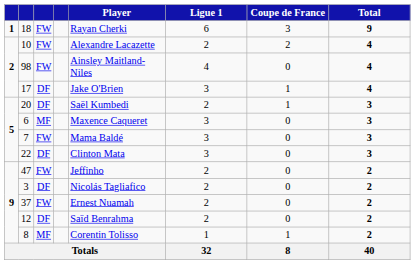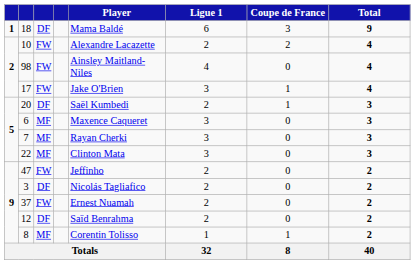(44, 28) FW -> (44, 28) DF
(99, 28) Rayan Cherki -> (97, 28) Mama Baldé
(44, 89) DF -> (44, 89) FW
(44, 137) FW -> (44, 137) MF
(97, 137) Mama Baldé -> (99, 137) Rayan Cherki
(44, 154) DF -> (44, 154) MF
